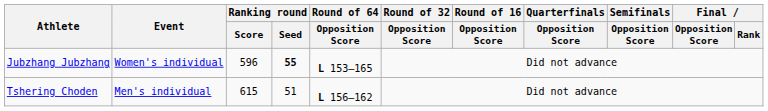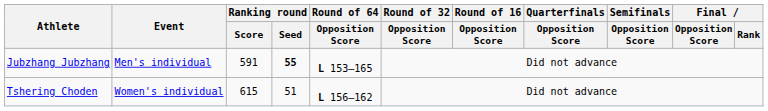(169, 63) Women's individual -> (163, 63) Men's individual
(249, 63) 596 -> (249, 63) 591
(163, 91) Men's individual -> (169, 91) Women's individual
